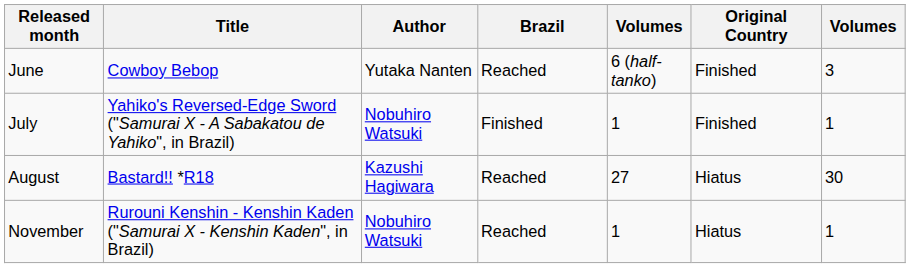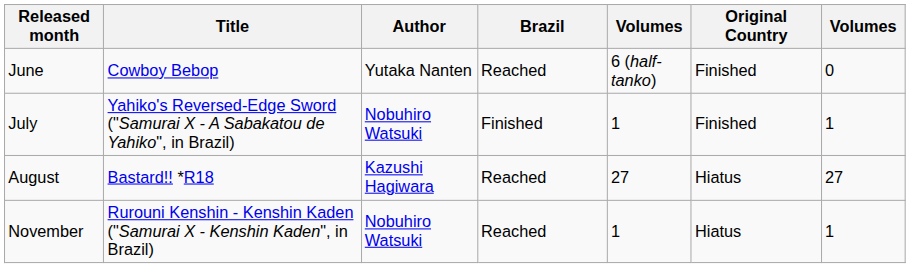(829, 70) 3 -> (829, 70) 0
(834, 177) 30 -> (834, 177) 27
